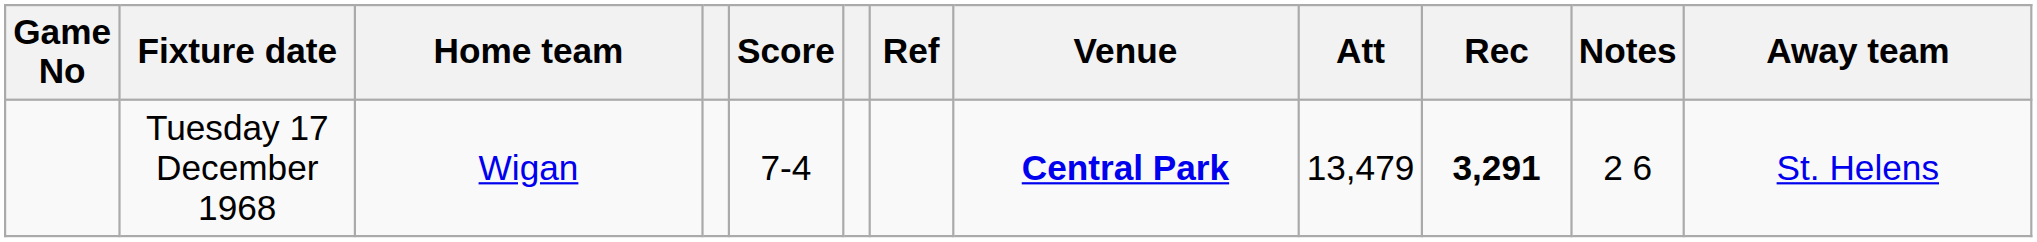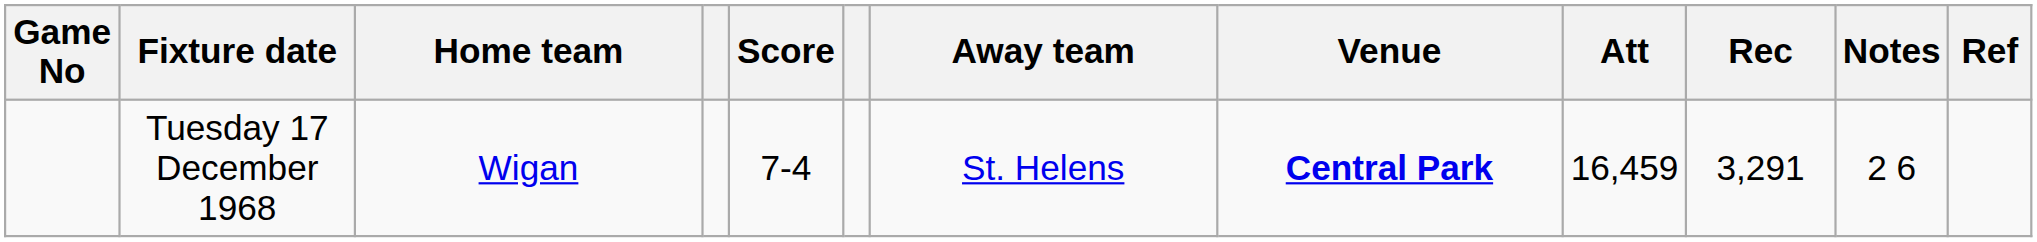columns swapped: (1858, 52) <-> (911, 52)
(1361, 167) 13,479 -> (1625, 167) 16,459
(1497, 167) bold -> (1761, 167) normal
